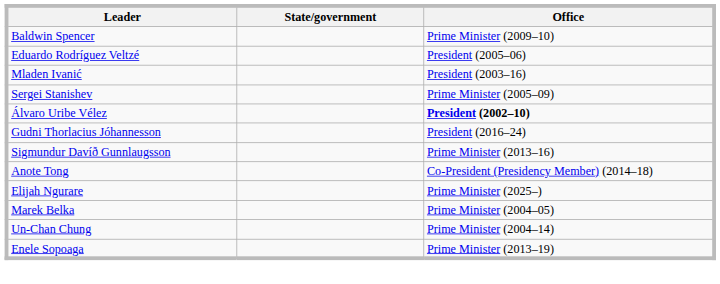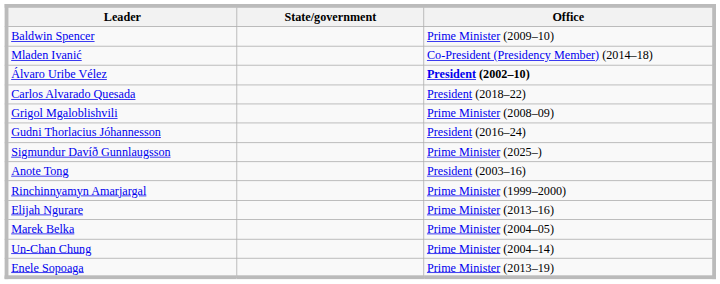- row: (75, 56)
(476, 75) President (2003–16) -> (540, 56) Co-President (Presidency Member) (2014–18)
- row: (52, 94)
+ row: (73, 94)
+ row: (64, 113)
(490, 152) Prime Minister (2013–16) -> (484, 152) Prime Minister (2025–)
(540, 171) Co-President (Presidency Member) (2014–18) -> (476, 171) President (2003–16)
+ row: (79, 191)
(484, 191) Prime Minister (2025–) -> (490, 210) Prime Minister (2013–16)
